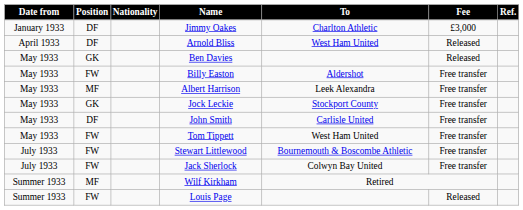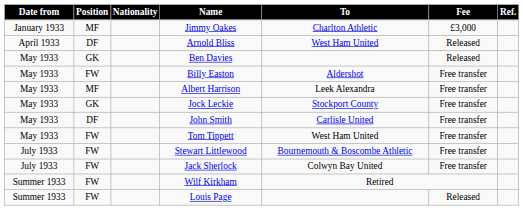(92, 28) DF -> (92, 28) MF
(92, 182) MF -> (92, 182) FW
